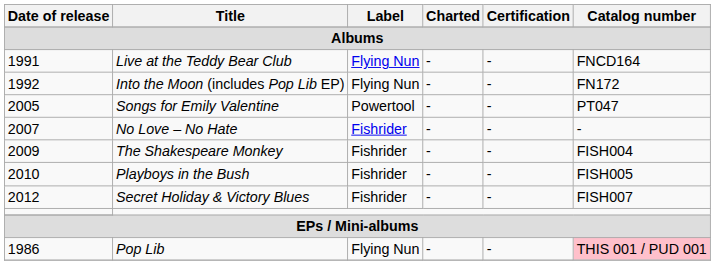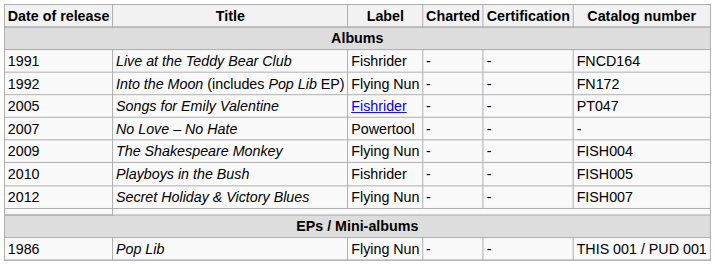(385, 61) Flying Nun -> (379, 61) Fishrider
(383, 106) Powertool -> (379, 106) Fishrider
(379, 129) Fishrider -> (383, 129) Powertool
(379, 152) Fishrider -> (385, 152) Flying Nun
(379, 197) Fishrider -> (385, 197) Flying Nun
(642, 249) pink background -> (642, 249) no background
